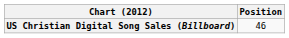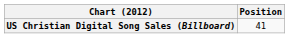(261, 26) 46 -> (261, 26) 41
